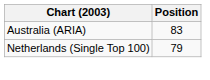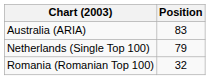+ row: (80, 65)
